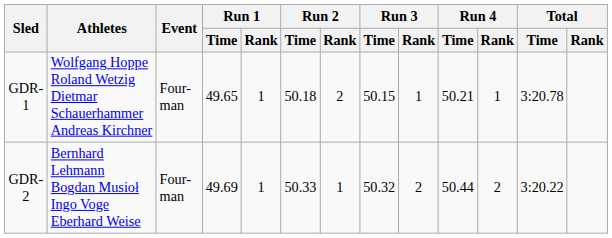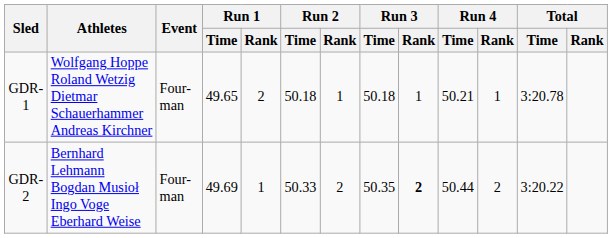(261, 97) 1 -> (261, 97) 2
(340, 97) 2 -> (340, 97) 1
(379, 97) 50.15 -> (379, 97) 50.18
(340, 188) 1 -> (340, 188) 2
(379, 188) 50.32 -> (379, 188) 50.35
(419, 188) normal -> (419, 188) bold
